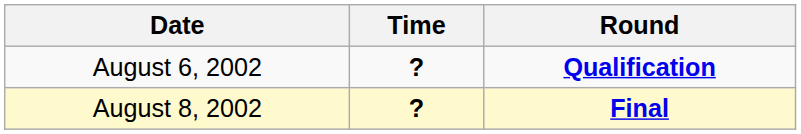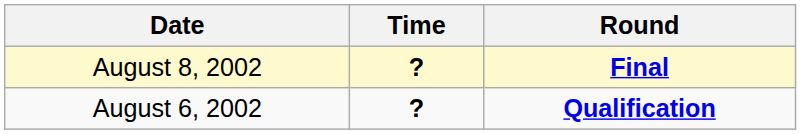rows swapped: (177, 66) <-> (177, 107)
